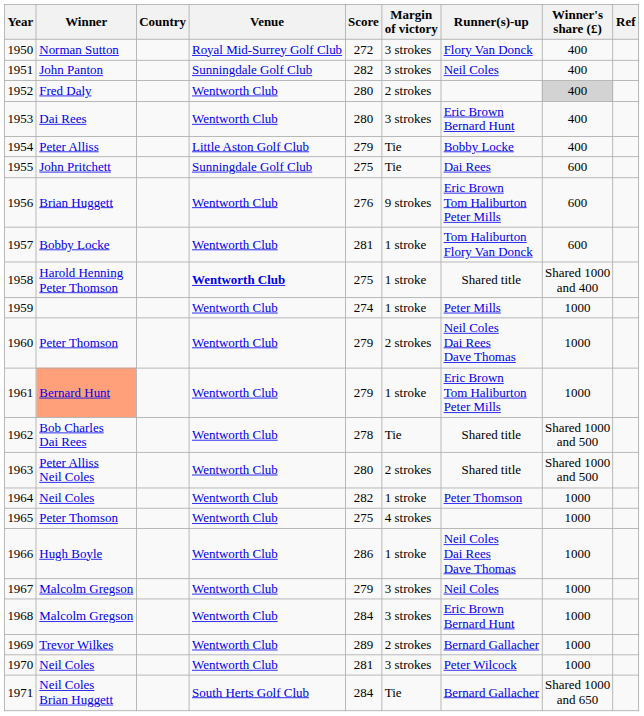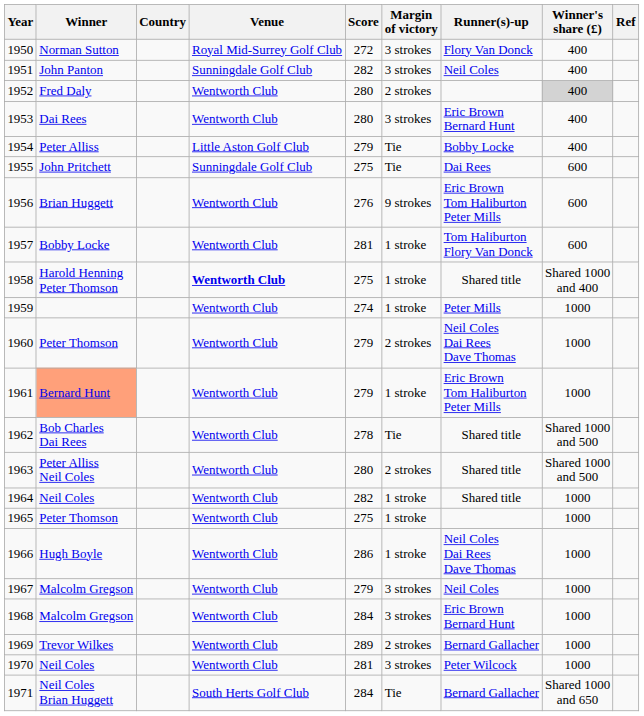(483, 498) Peter Thomson -> (491, 498) Shared title
(408, 518) 4 strokes -> (405, 518) 1 stroke
